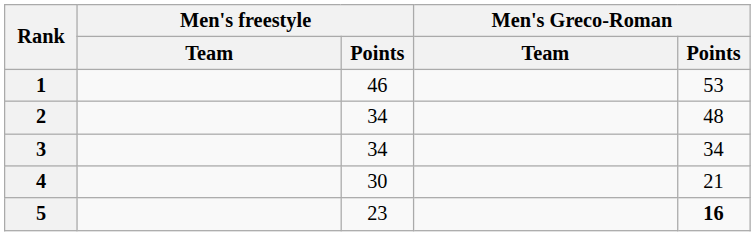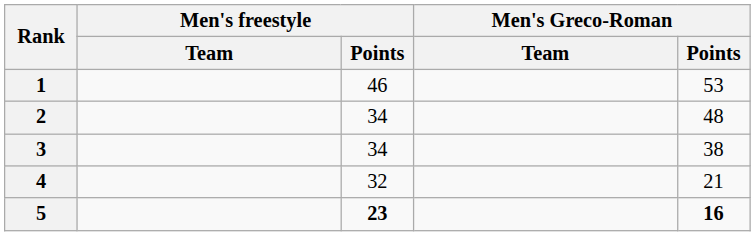(714, 149) 34 -> (714, 149) 38
(377, 181) 30 -> (377, 181) 32
(377, 213) normal -> (377, 213) bold
